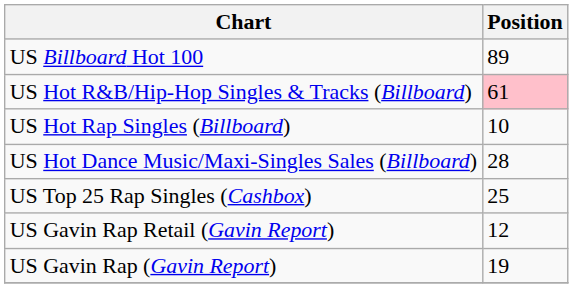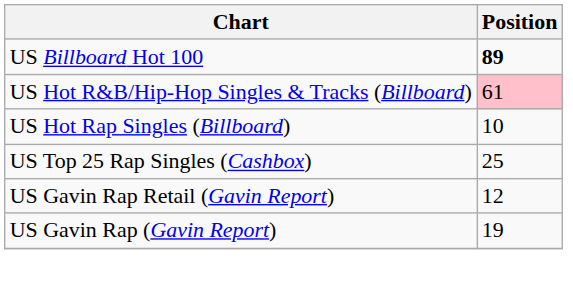(498, 56) normal -> (493, 56) bold
- row: (243, 160)
